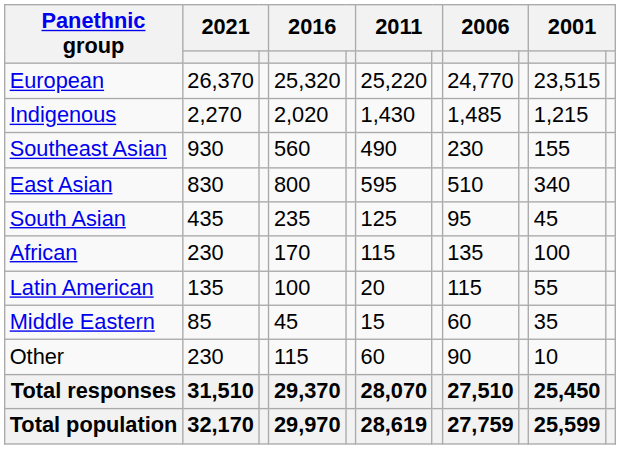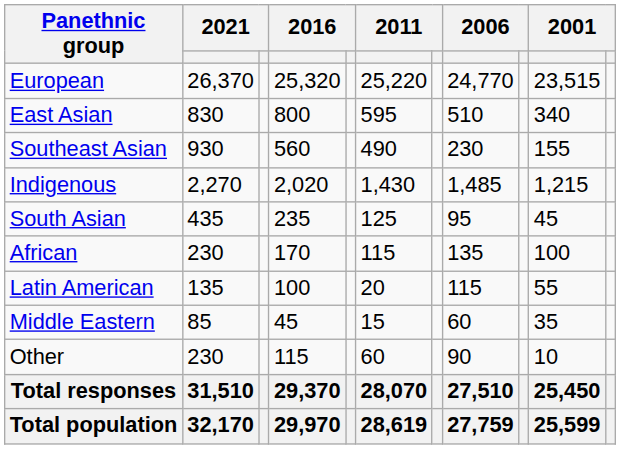rows swapped: (63, 115) <-> (61, 184)
